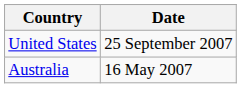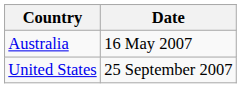rows swapped: (39, 69) <-> (52, 43)
